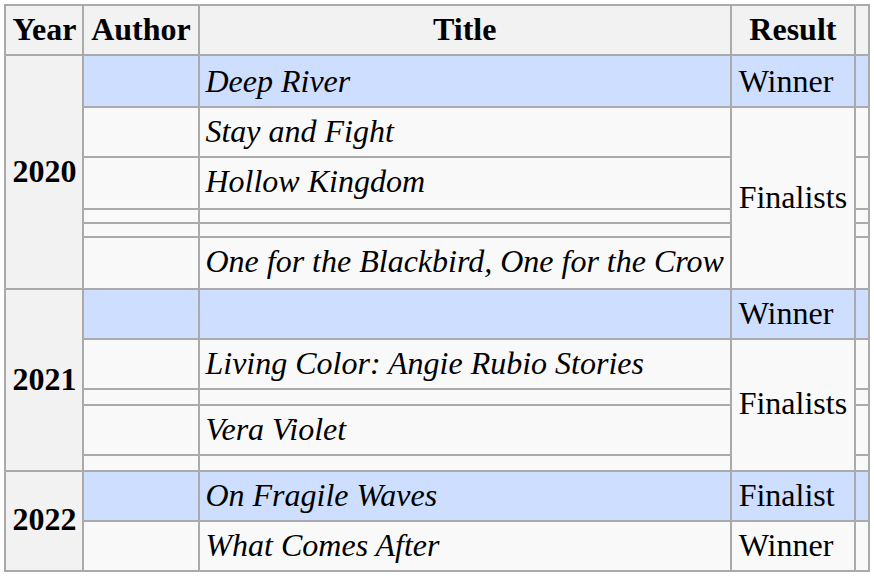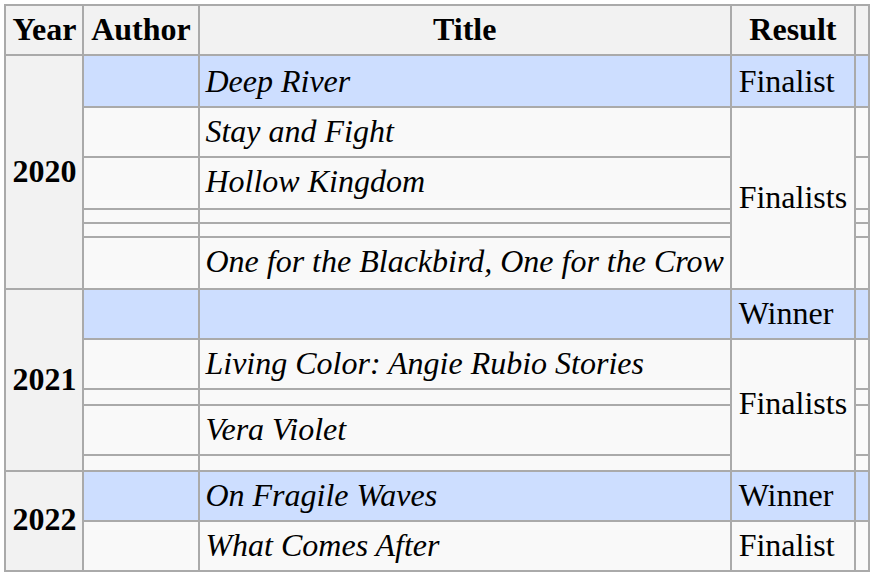(786, 80) Winner -> (787, 80) Finalist
(787, 494) Finalist -> (786, 494) Winner
(786, 545) Winner -> (787, 545) Finalist
